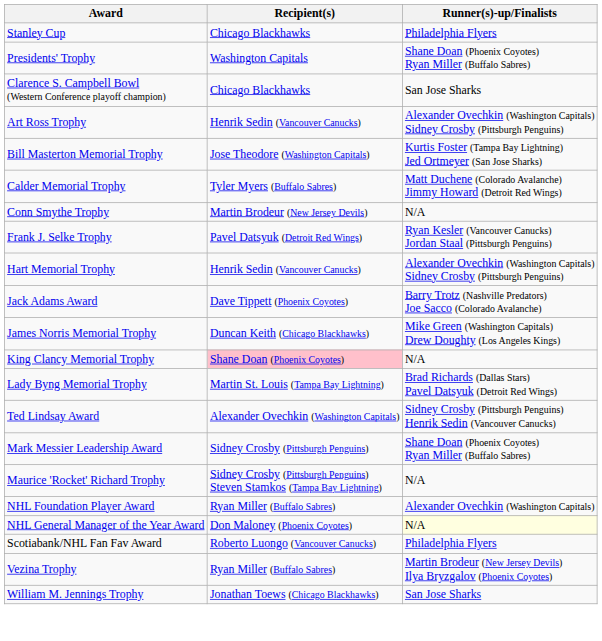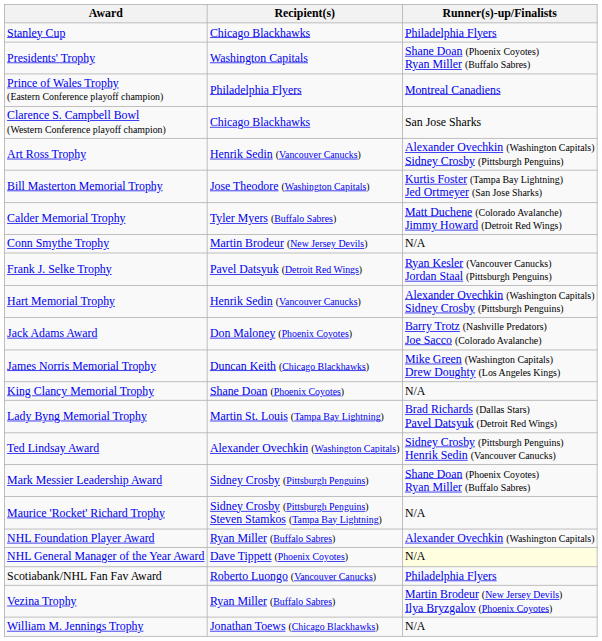+ row: (85, 90)
(279, 301) Dave Tippett (Phoenix Coyotes) -> (281, 333) Don Maloney (Phoenix Coyotes)
(277, 359) pink background -> (277, 391) no background
(281, 525) Don Maloney (Phoenix Coyotes) -> (279, 557) Dave Tippett (Phoenix Coyotes)
(443, 594) San Jose Sharks -> (415, 626) N/A
